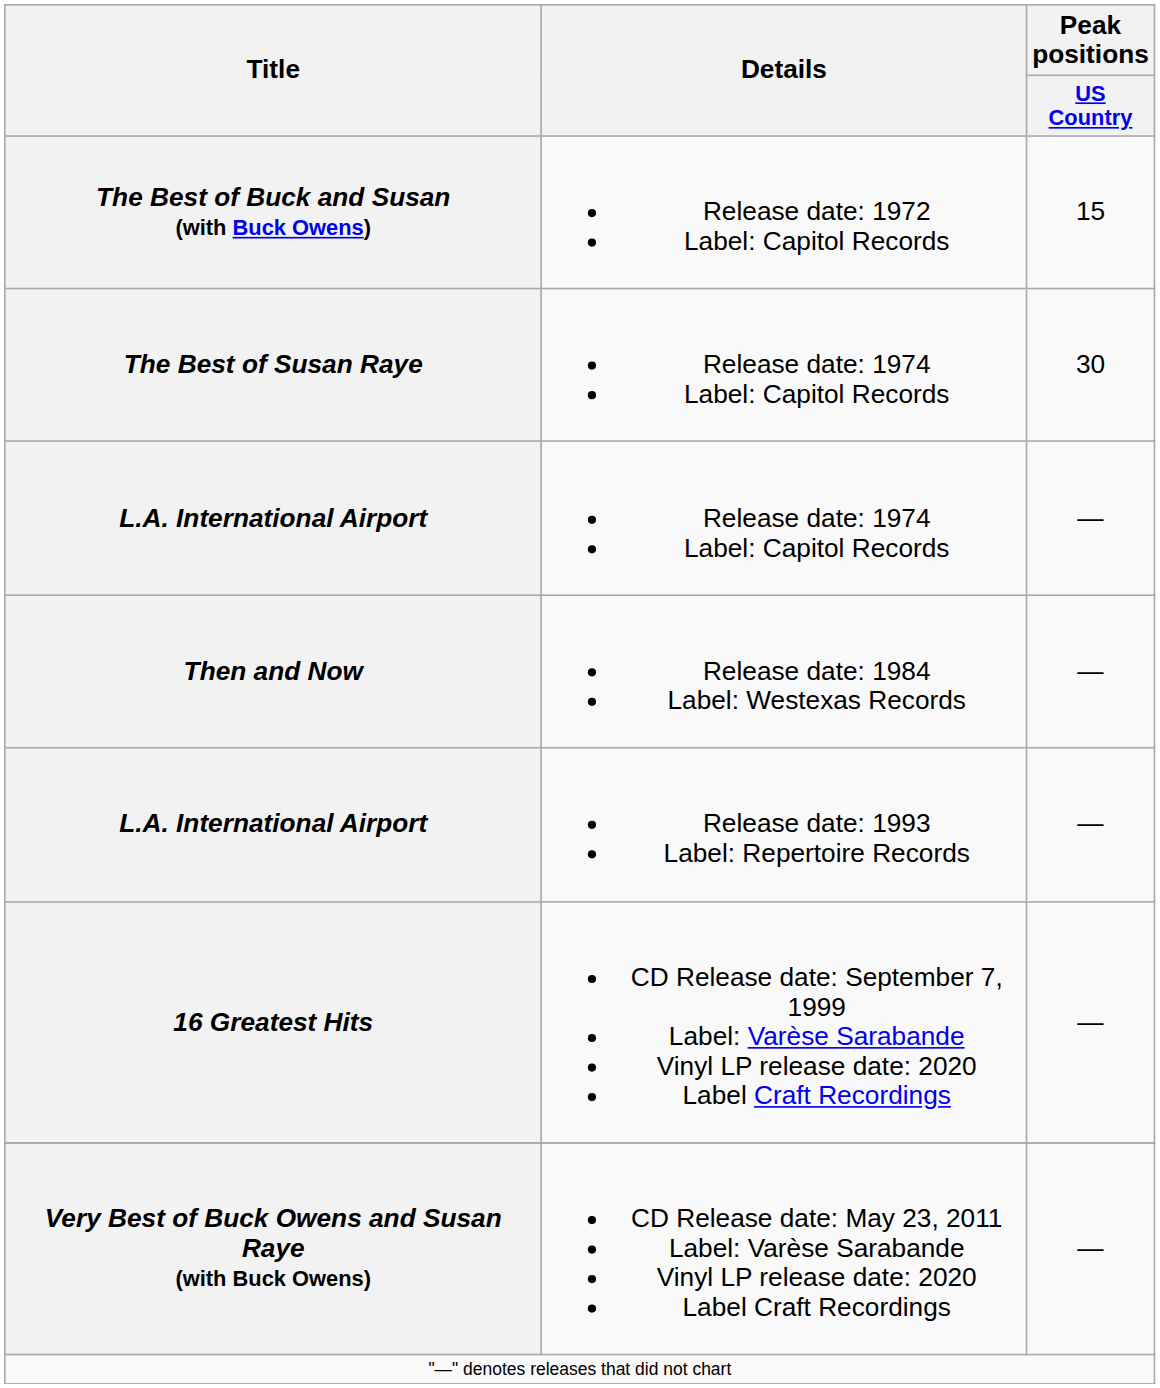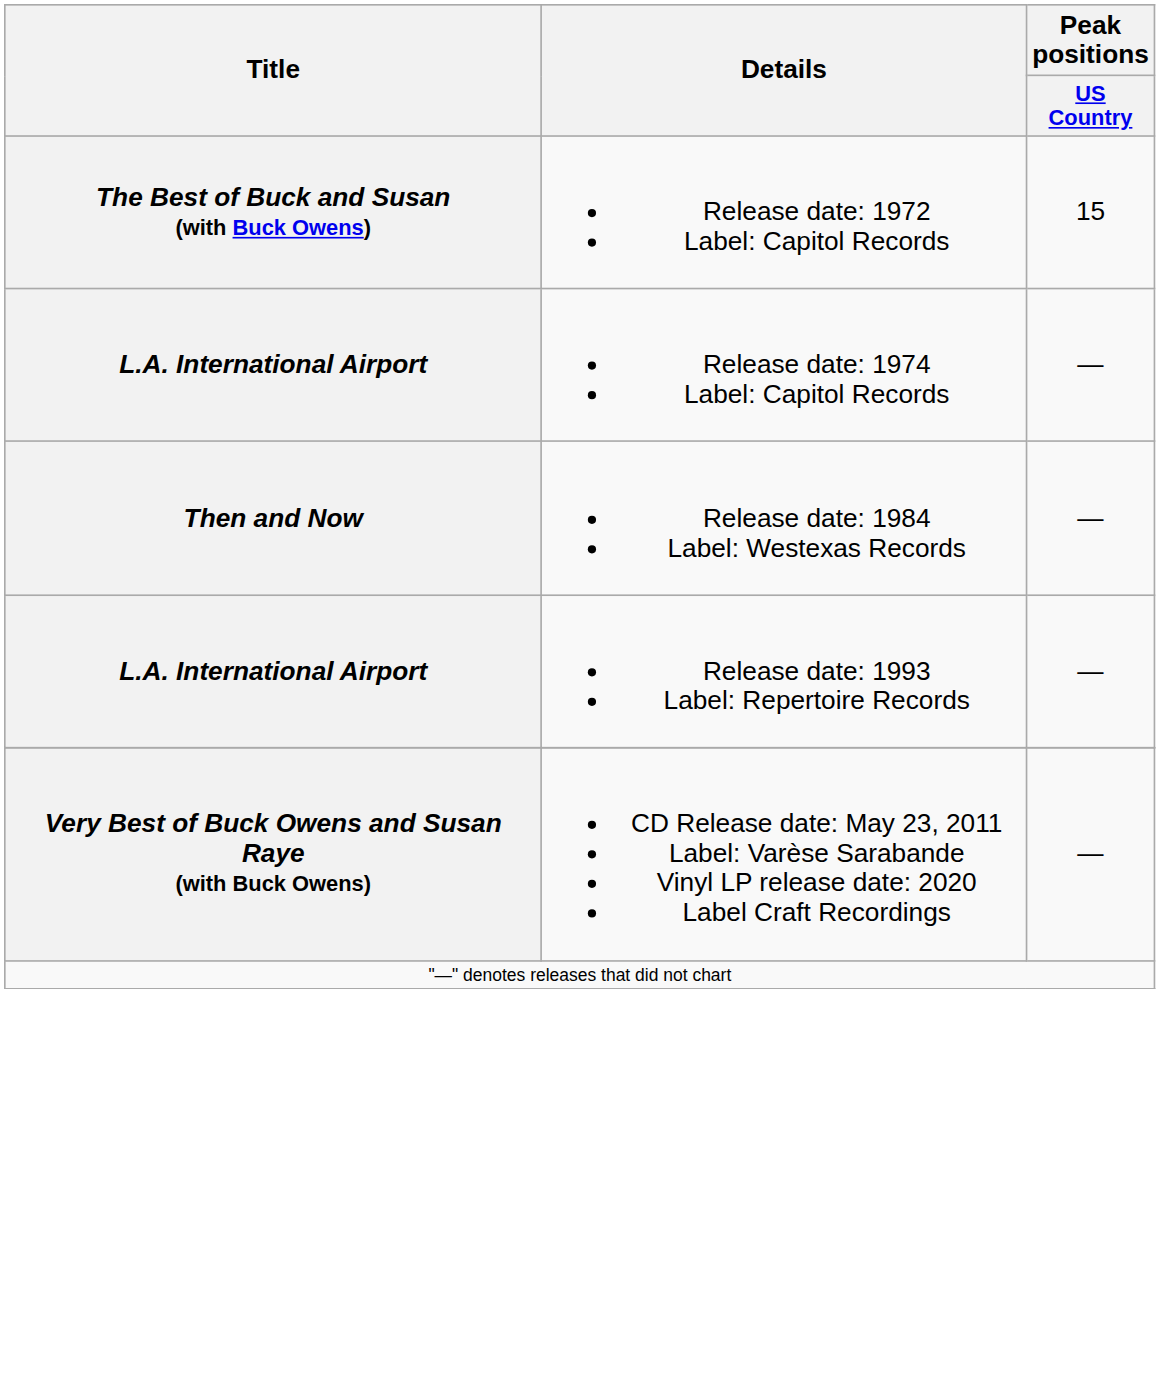- row: (273, 364)
- row: (273, 1021)
